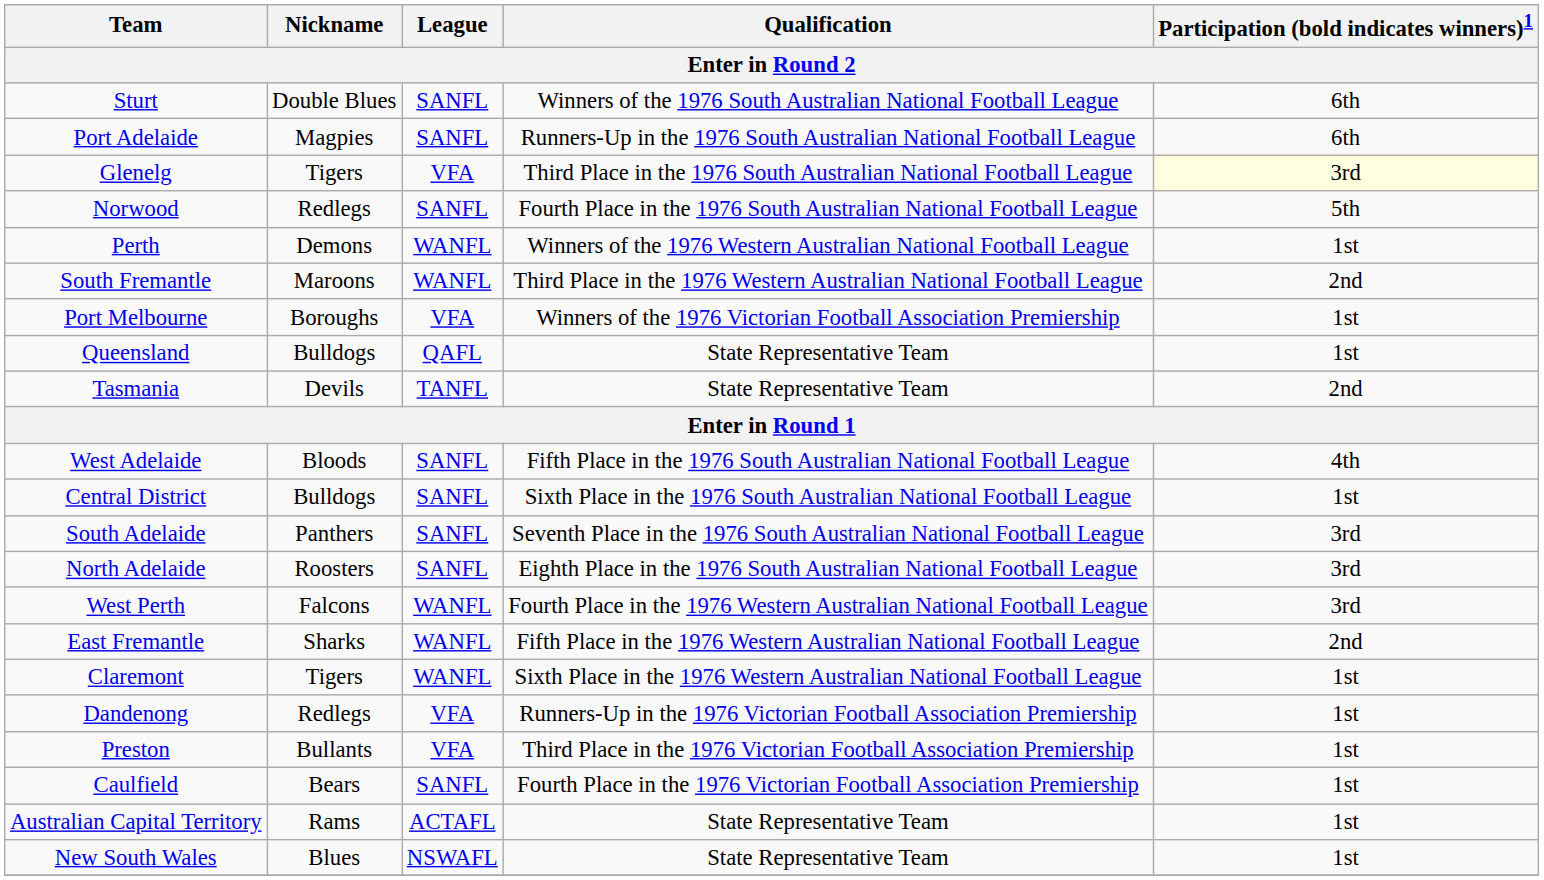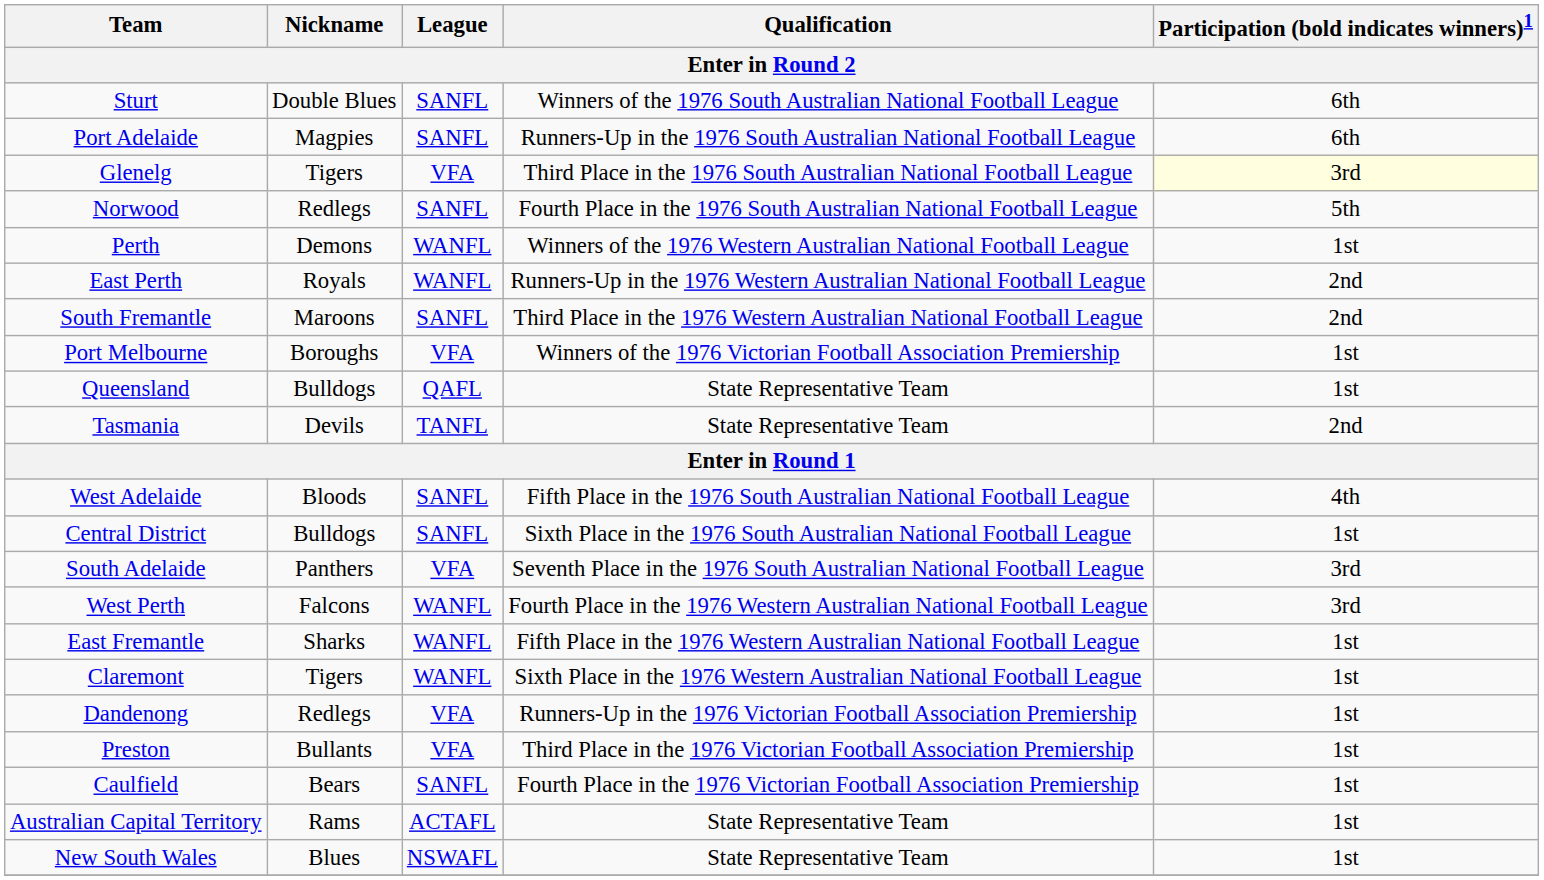+ row: (136, 280)
(452, 280) WANFL -> (452, 316) SANFL
(452, 533) SANFL -> (452, 569) VFA
- row: (136, 569)
(1346, 641) 2nd -> (1346, 641) 1st
